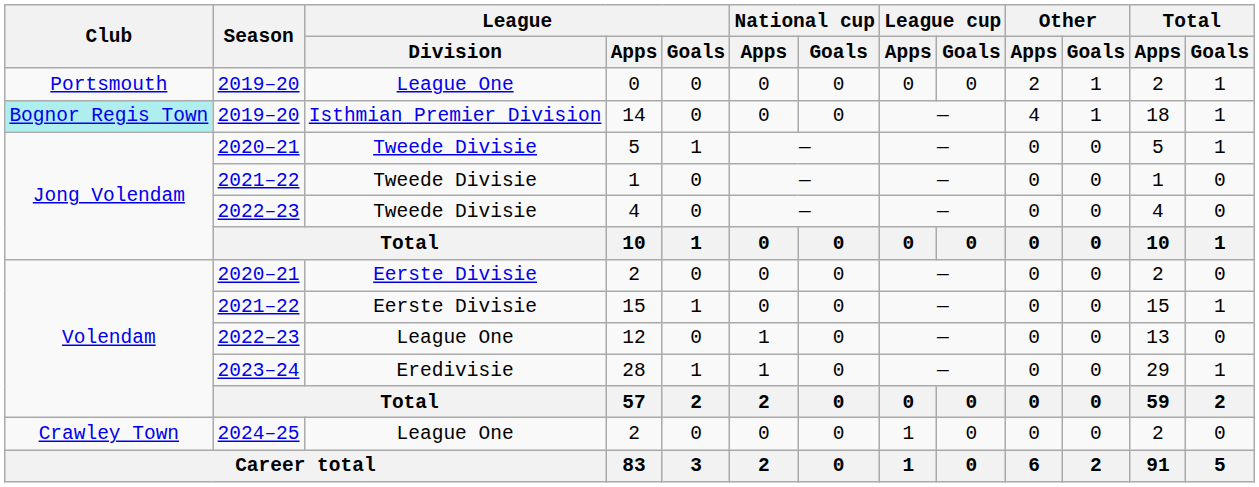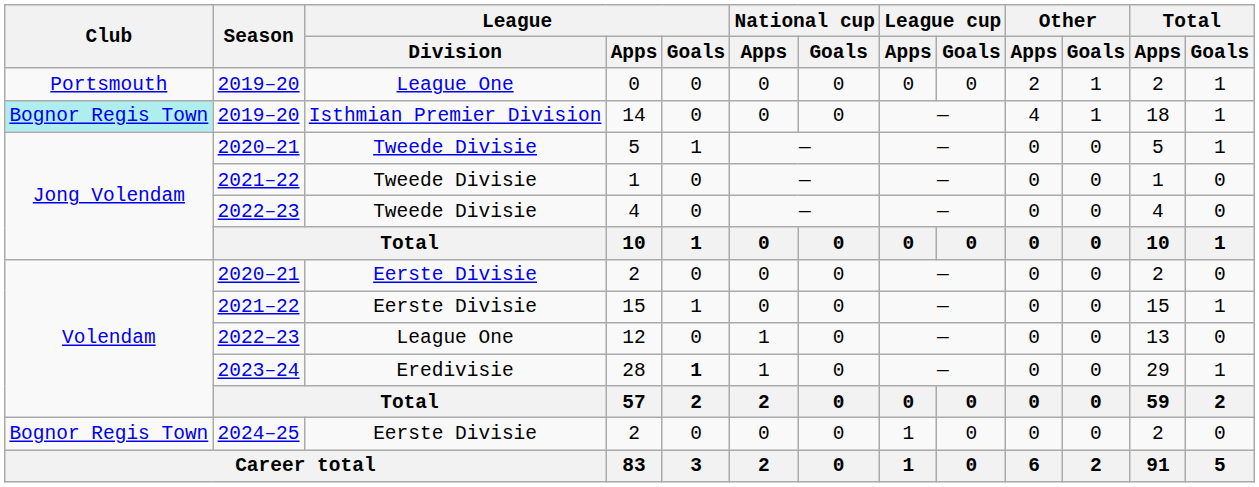(696, 370) normal -> (696, 370) bold
(109, 434) Crawley Town -> (109, 434) Bognor Regis Town
(455, 434) League One -> (455, 434) Eerste Divisie
